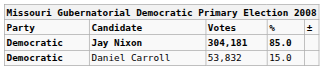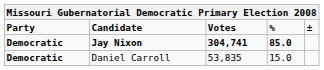(228, 42) 304,181 -> (228, 42) 304,741
(225, 58) 53,832 -> (225, 58) 53,835
